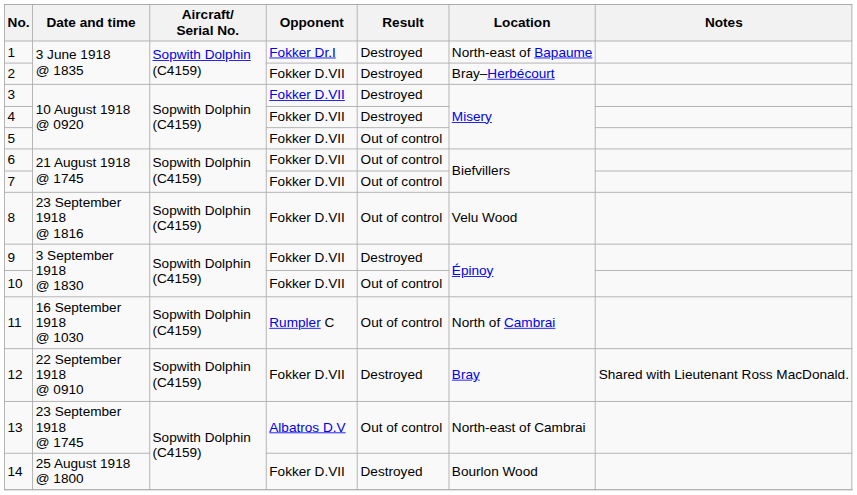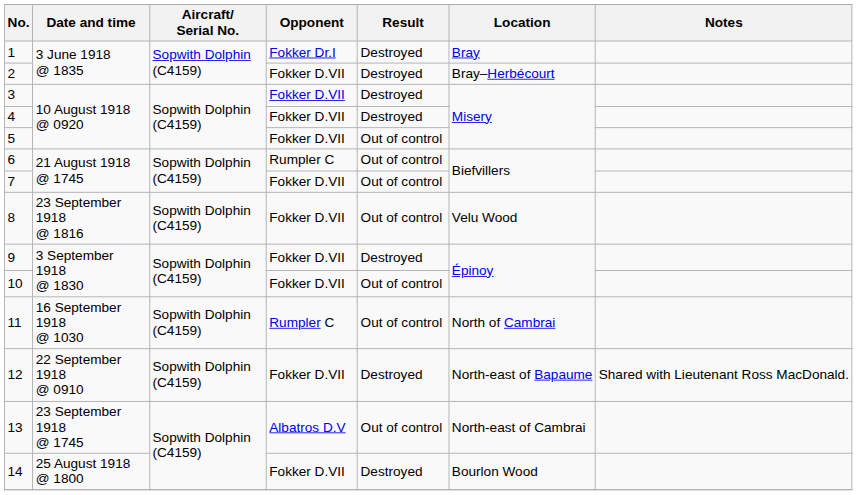(522, 52) North-east of Bapaume -> (466, 52) Bray
(307, 159) Fokker D.VII -> (302, 159) Rumpler C
(466, 374) Bray -> (522, 374) North-east of Bapaume
